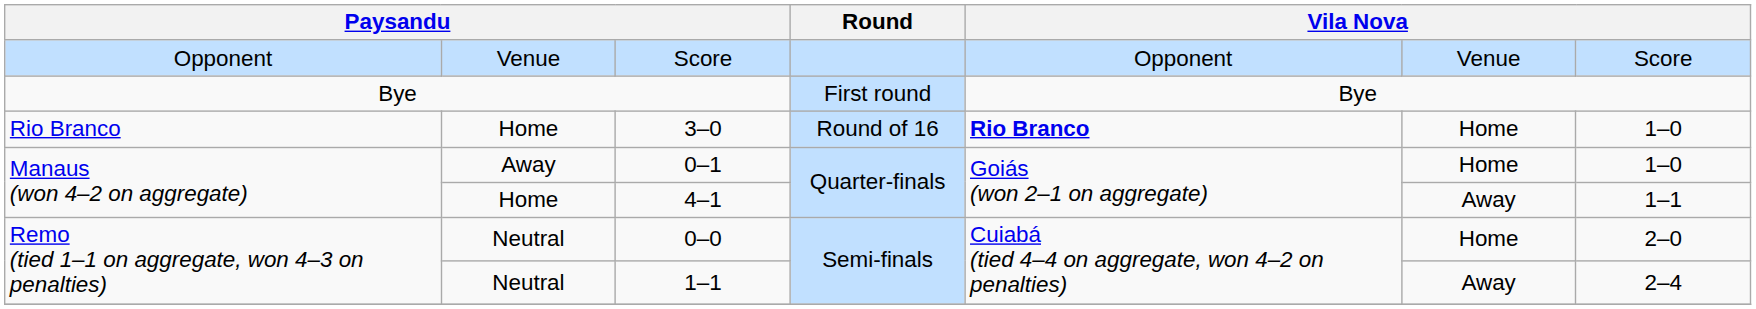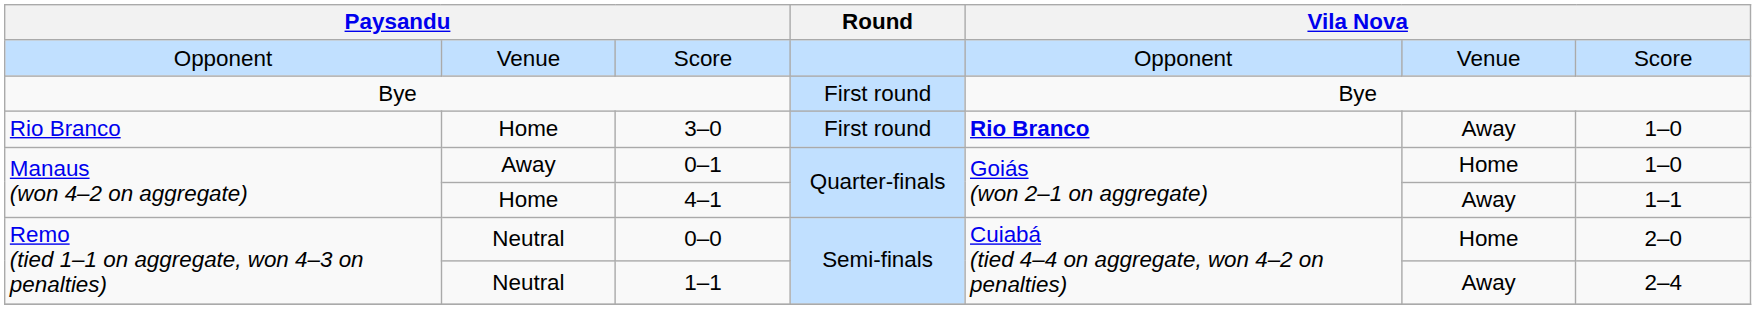(878, 128) Round of 16 -> (878, 128) First round
(1489, 128) Home -> (1489, 128) Away
